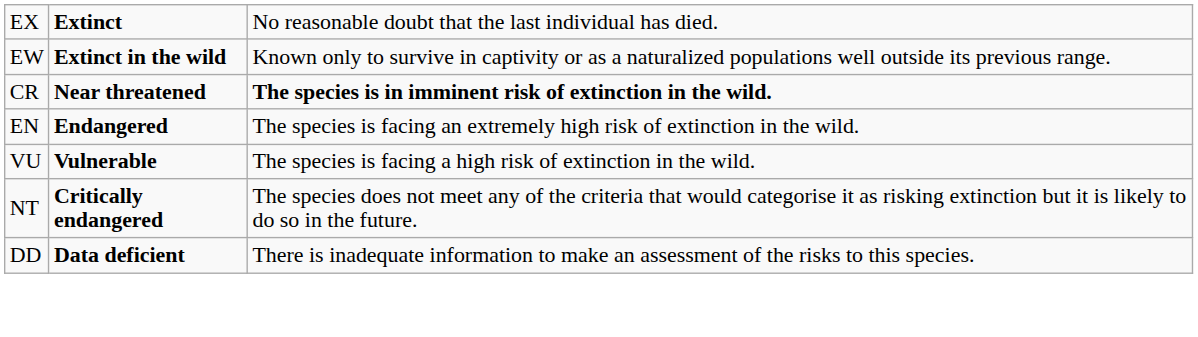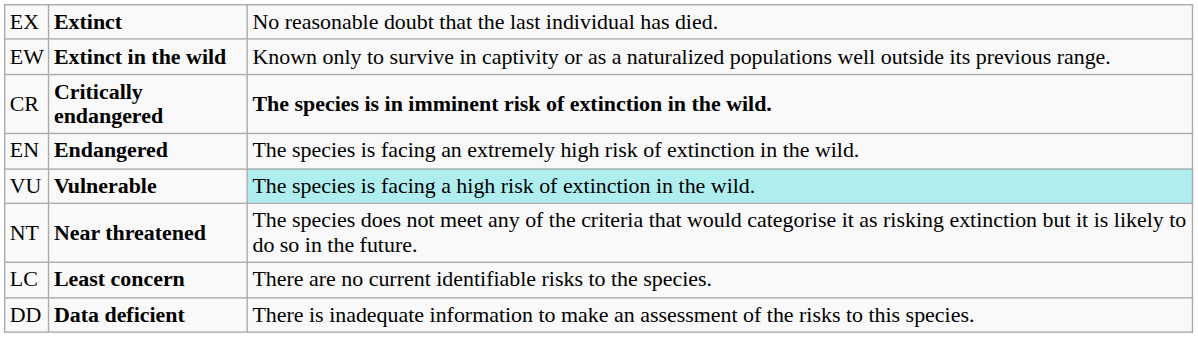(130, 91) Near threatened -> (109, 103) Critically endangered
(504, 160) no background -> (504, 185) paleturquoise background
(109, 208) Critically endangered -> (130, 232) Near threatened
+ row: (24, 279)
